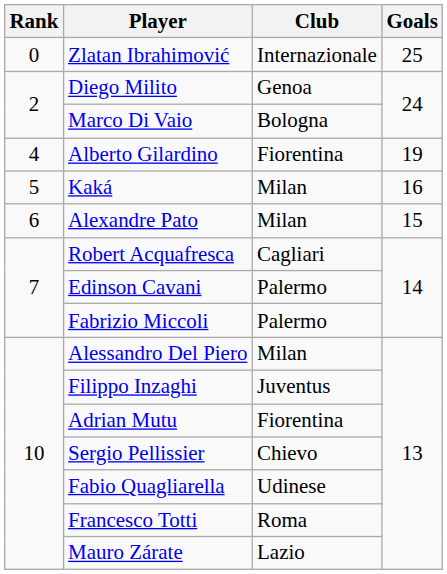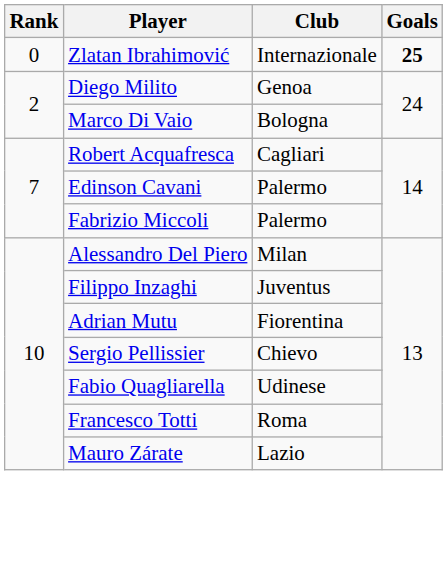(412, 54) normal -> (412, 54) bold
- row: (143, 154)
- row: (90, 187)
- row: (133, 220)
